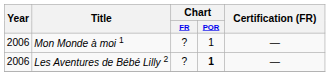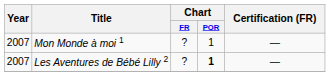(18, 42) 2006 -> (18, 42) 2007
(18, 61) 2006 -> (18, 61) 2007
